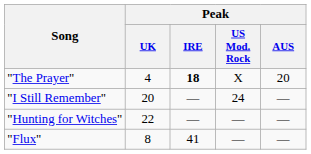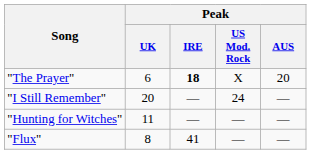(148, 78) 4 -> (148, 78) 6
(148, 119) 22 -> (148, 119) 11
